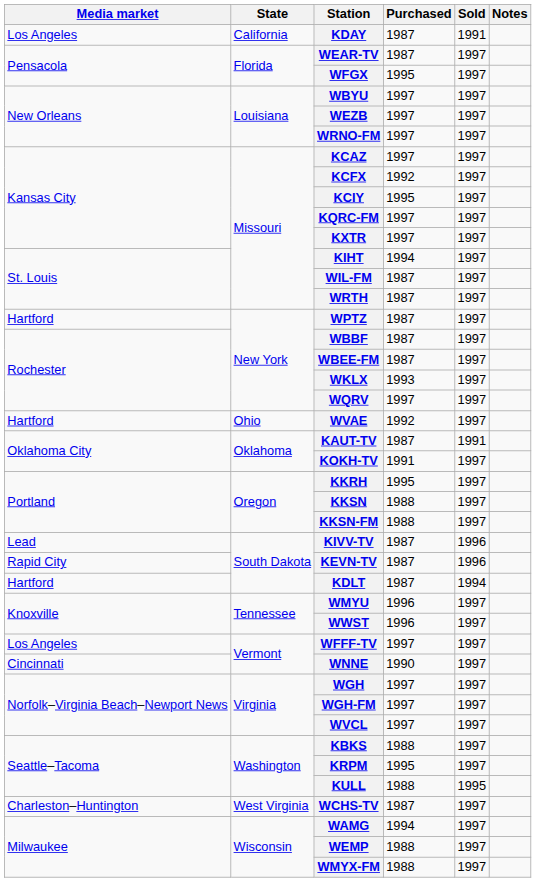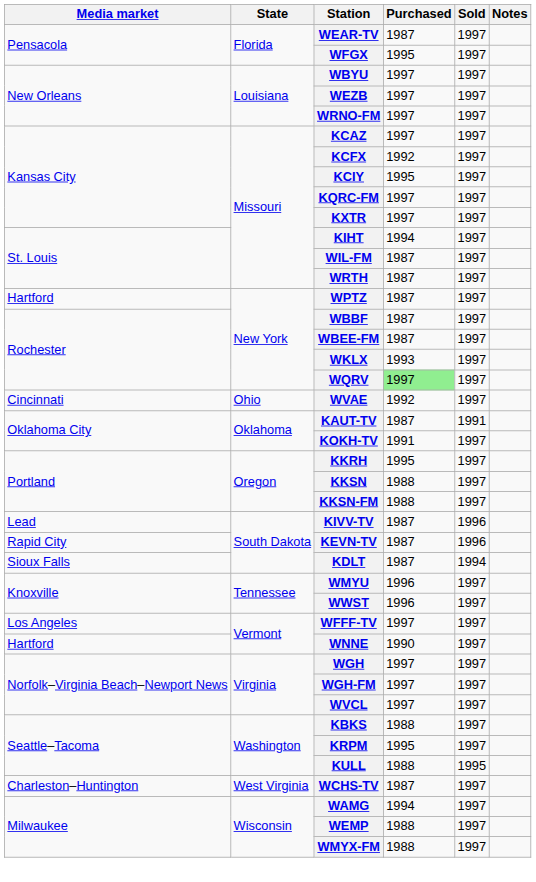- row: (349, 34)
(400, 400) no background -> (400, 380) lightgreen background
(30, 420) Hartford -> (35, 400) Cincinnati
(30, 583) Hartford -> (39, 562) Sioux Falls
(35, 664) Cincinnati -> (30, 643) Hartford
